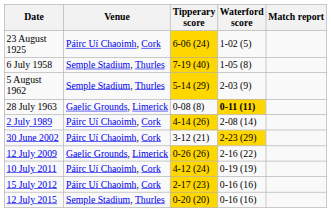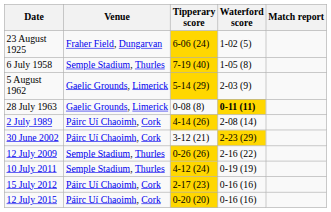(113, 44) Páirc Uí Chaoimh, Cork -> (114, 44) Fraher Field, Dungarvan
(115, 86) Semple Stadium, Thurles -> (117, 86) Gaelic Grounds, Limerick
(117, 153) Gaelic Grounds, Limerick -> (115, 153) Semple Stadium, Thurles
(113, 169) Páirc Uí Chaoimh, Cork -> (115, 169) Semple Stadium, Thurles
(115, 199) Semple Stadium, Thurles -> (113, 199) Páirc Uí Chaoimh, Cork
